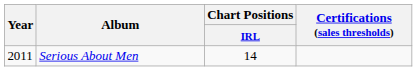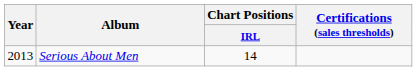(20, 55) 2011 -> (20, 55) 2013
